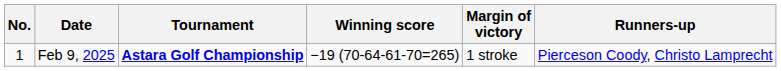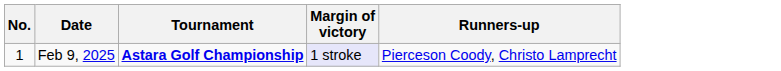- column: (385, 24)
(492, 55) no background -> (336, 55) lavender background
